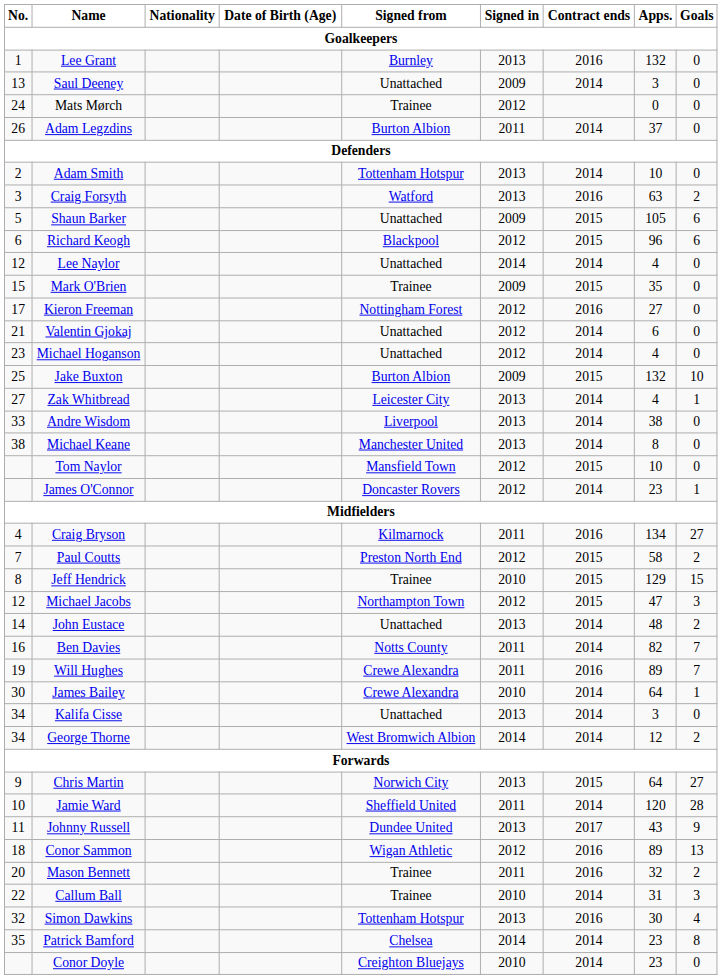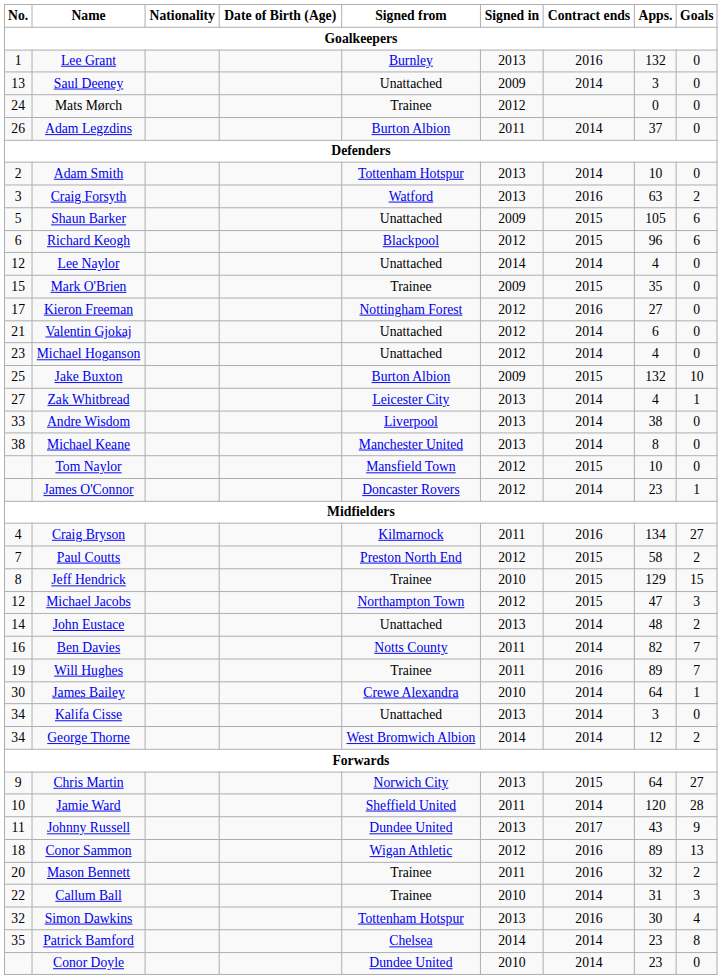(411, 670) Crewe Alexandra -> (411, 670) Trainee
(411, 963) Creighton Bluejays -> (411, 963) Dundee United
